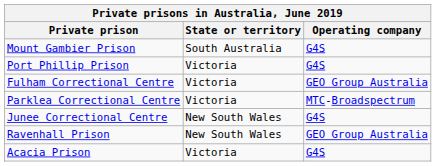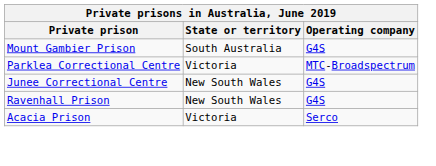- row: (68, 65)
- row: (90, 83)
(367, 135) GEO Group Australia -> (316, 100) G4S
(316, 152) G4S -> (322, 117) Serco
